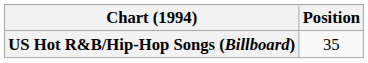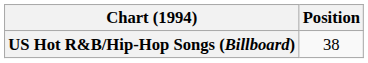(331, 44) 35 -> (331, 44) 38
